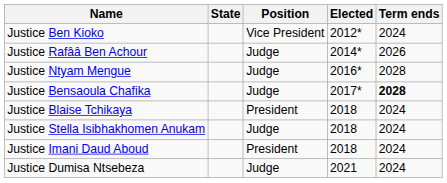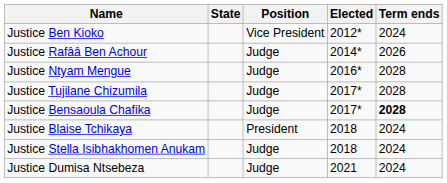+ row: (77, 91)
- row: (78, 149)
